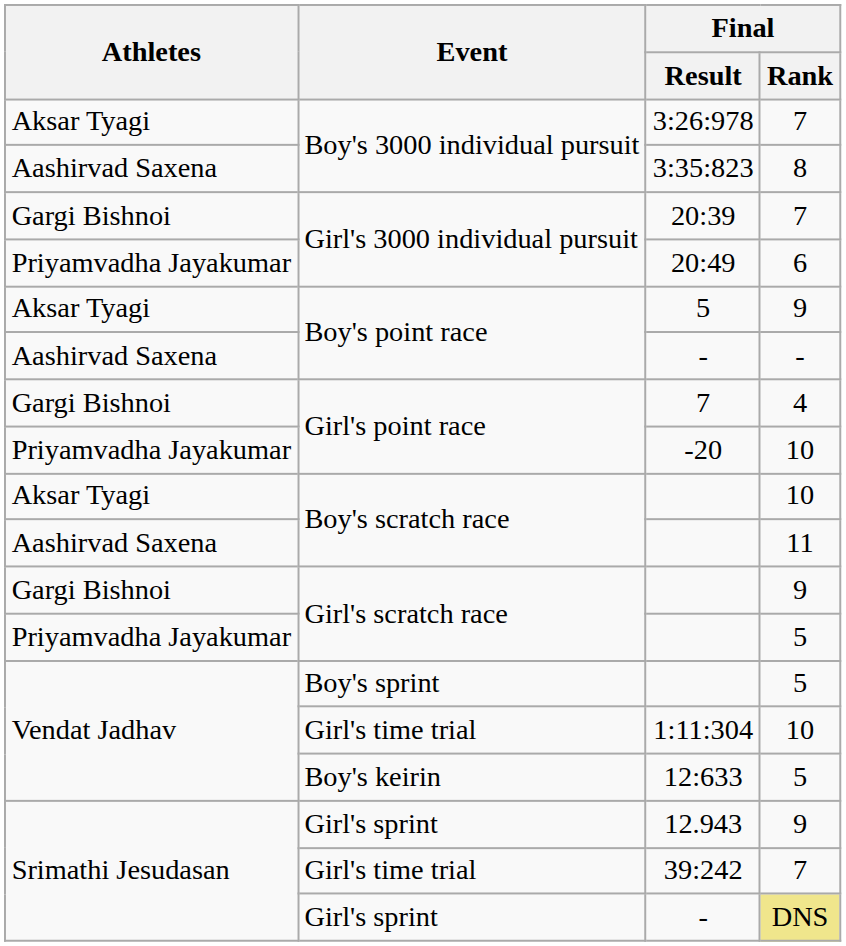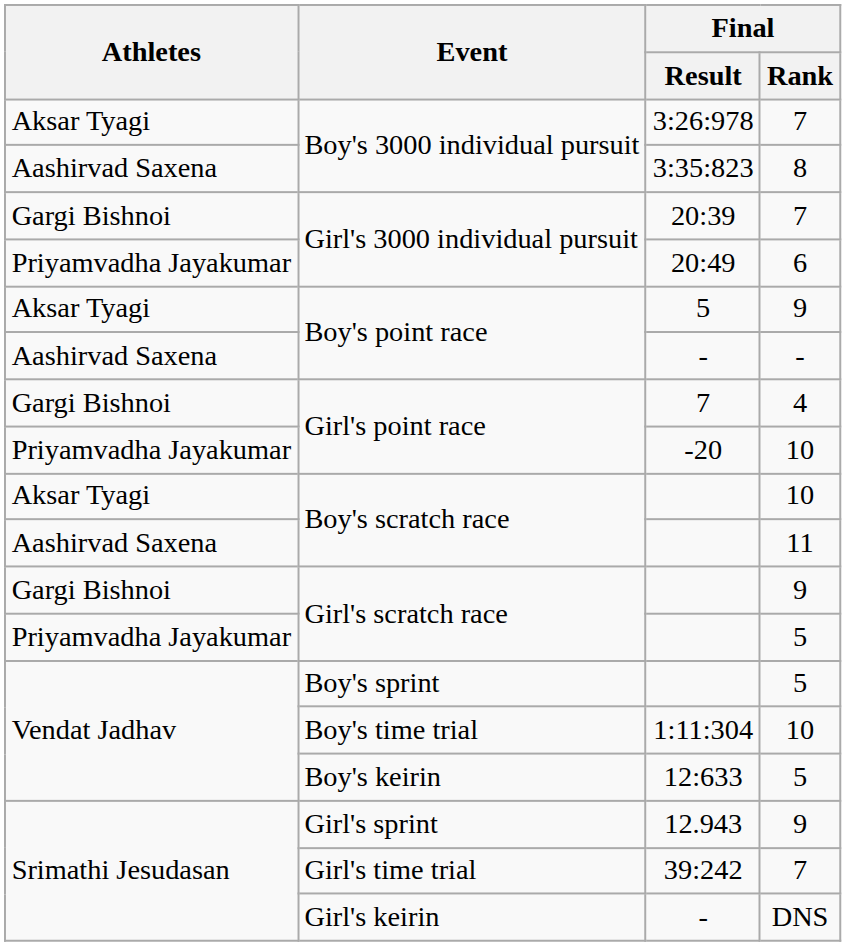(390, 730) Girl's time trial -> (391, 730) Boy's time trial
(371, 917) Girl's sprint -> (372, 917) Girl's keirin
(800, 917) khaki background -> (800, 917) no background
